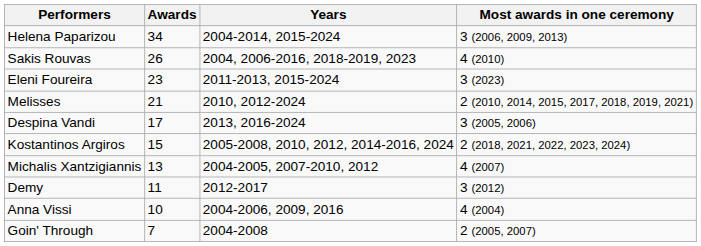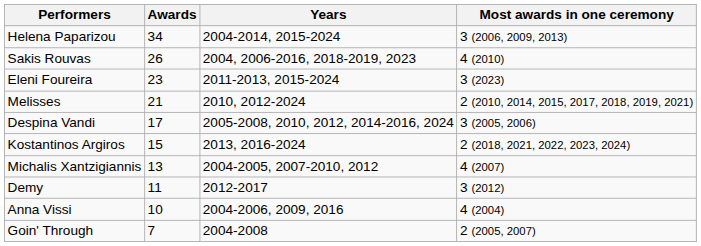(254, 123) 2013, 2016-2024 -> (328, 123) 2005-2008, 2010, 2012, 2014-2016, 2024
(328, 144) 2005-2008, 2010, 2012, 2014-2016, 2024 -> (254, 144) 2013, 2016-2024
